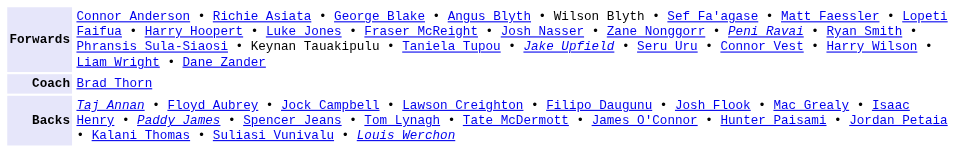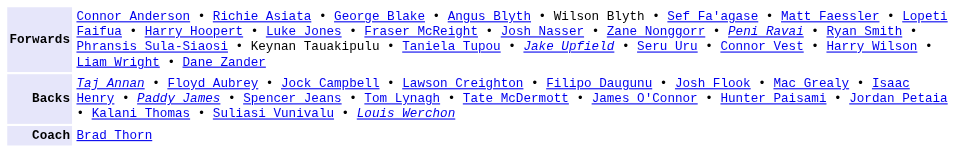rows swapped: (51, 121) <-> (51, 84)
